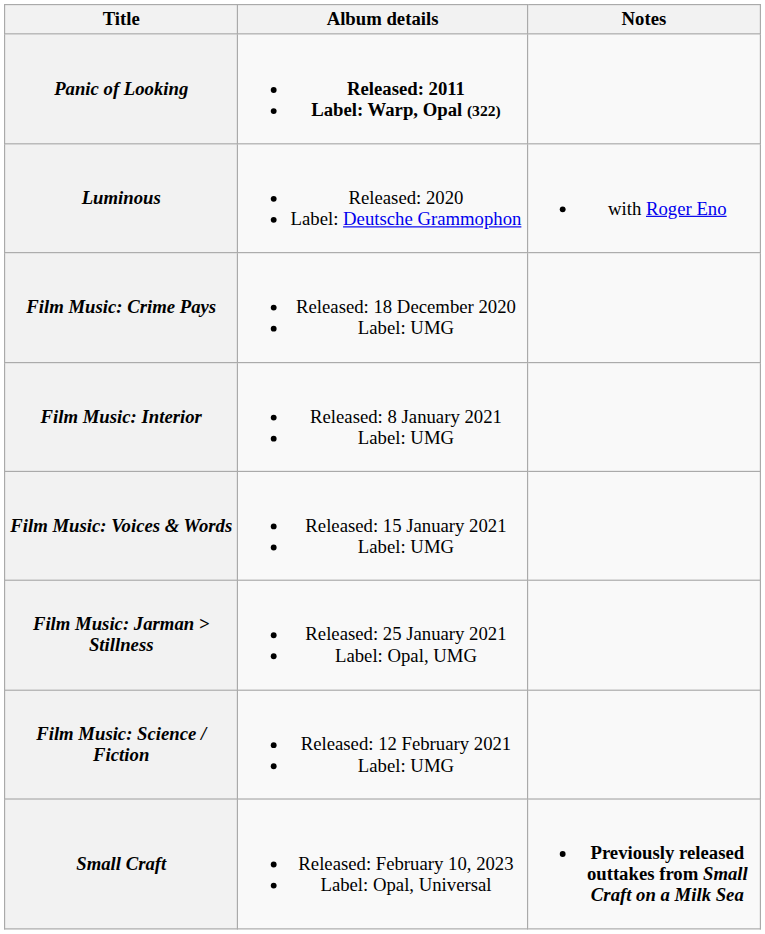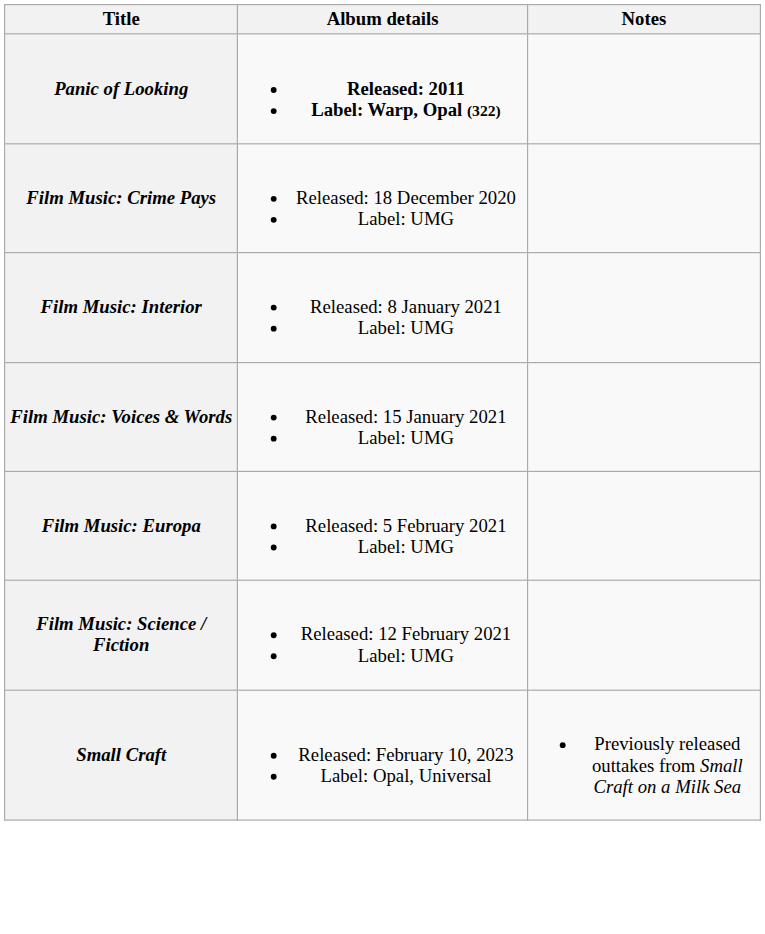- row: (121, 198)
- row: (121, 635)
+ row: (121, 525)
(644, 875) bold -> (644, 765) normal
